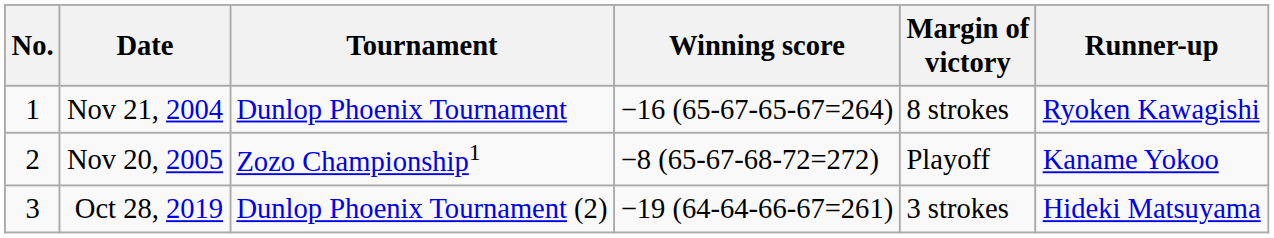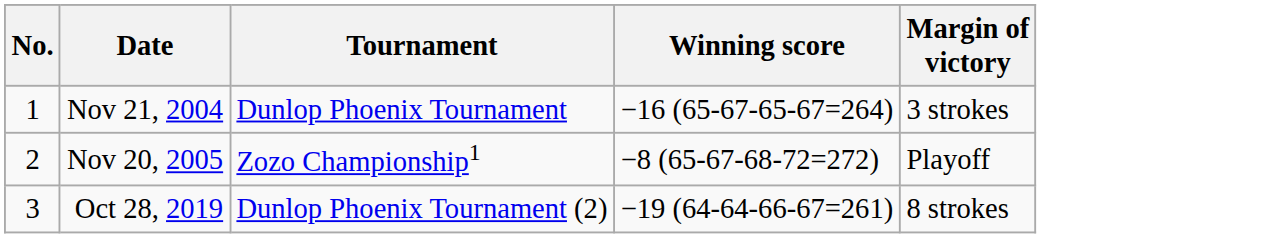- column: (1152, 45)
(958, 109) 8 strokes -> (958, 109) 3 strokes
(958, 209) 3 strokes -> (958, 209) 8 strokes
